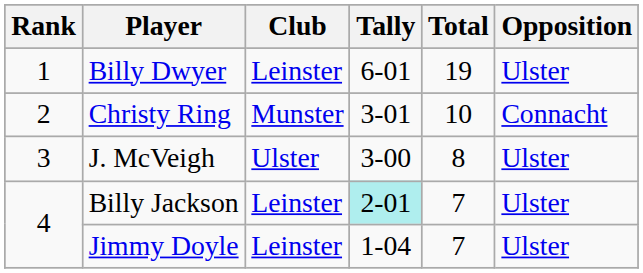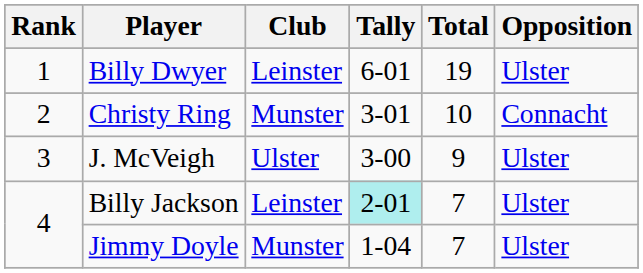(458, 158) 8 -> (458, 158) 9
(297, 245) Leinster -> (297, 245) Munster
